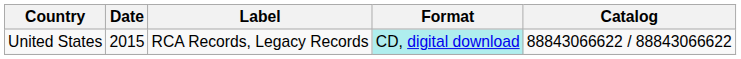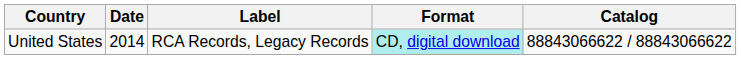(127, 41) 2015 -> (127, 41) 2014
